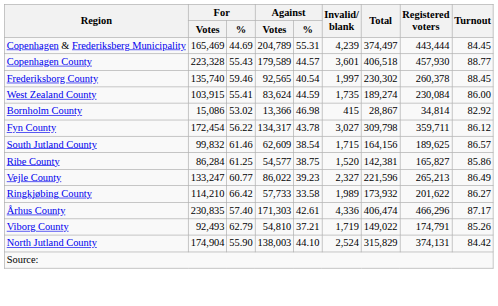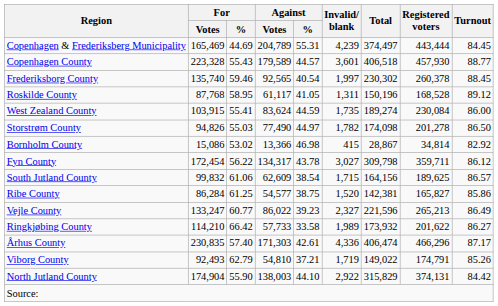+ row: (42, 95)
+ row: (44, 128)
(241, 144) 61.46 -> (241, 177) 61.06
(347, 243) 2,524 -> (347, 276) 2,922
